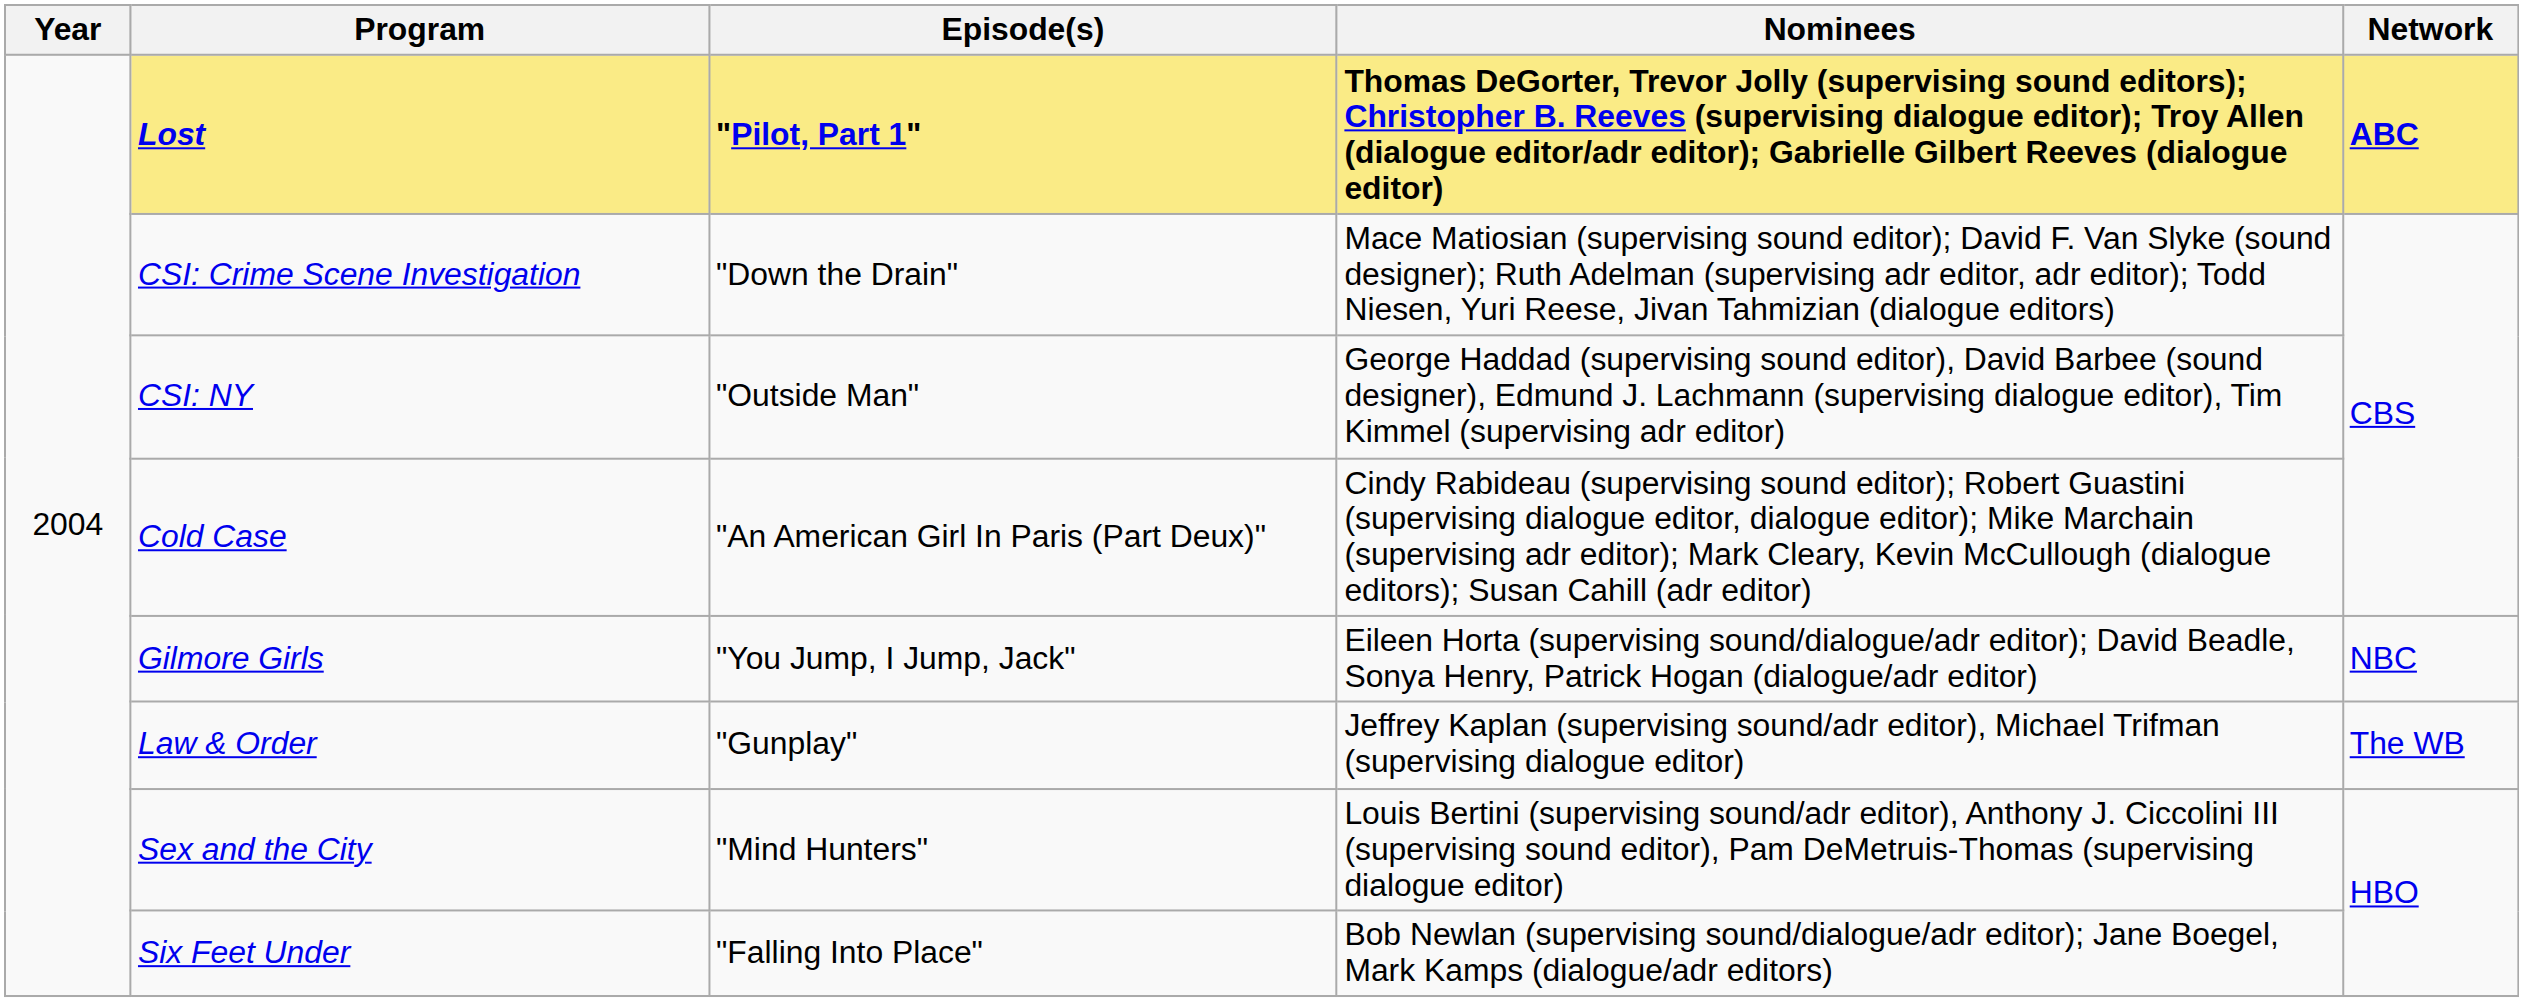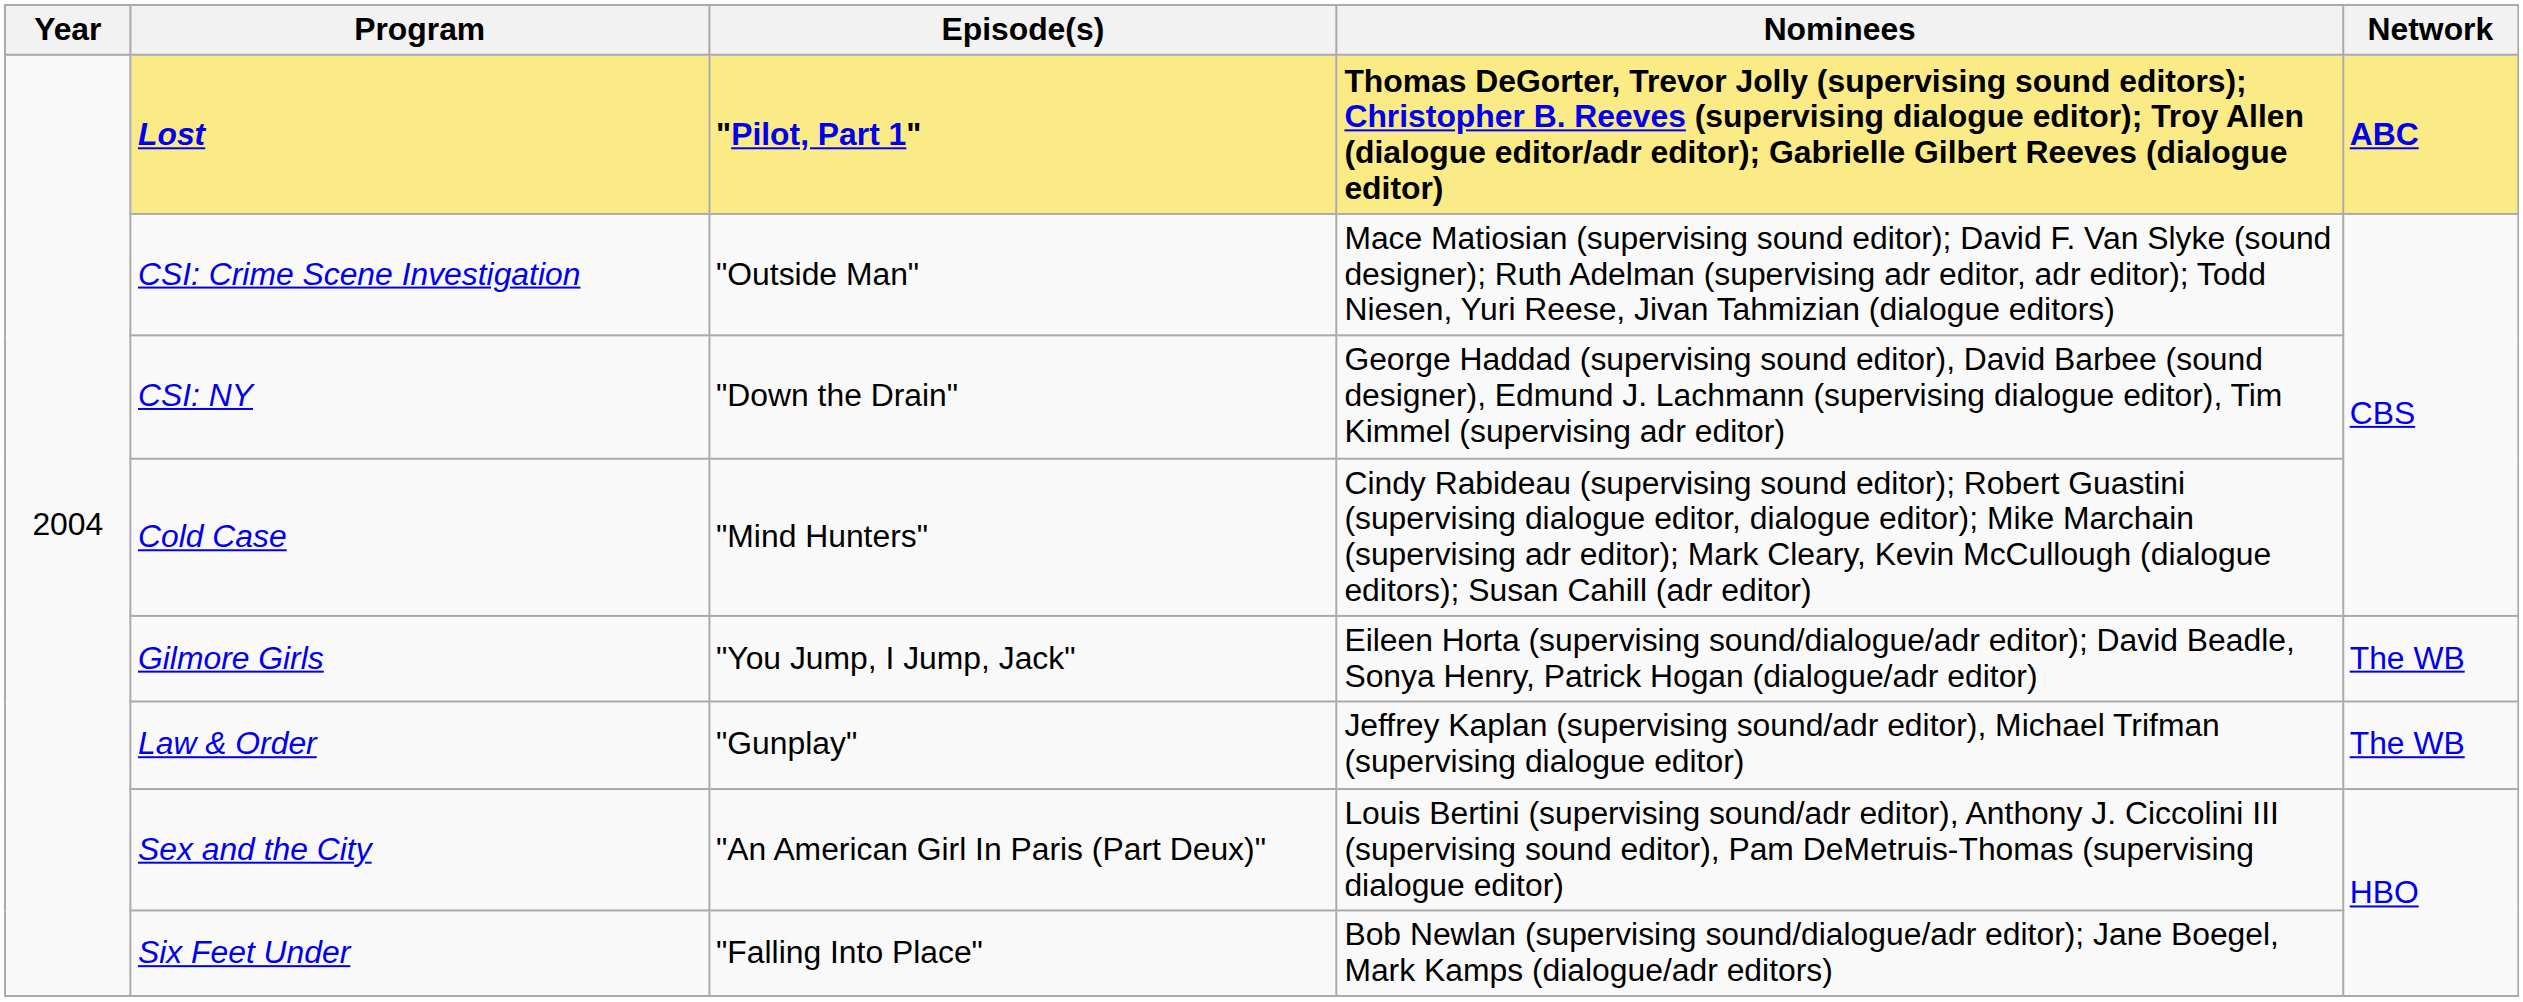(837, 274) "Down the Drain" -> (818, 274) "Outside Man"
(818, 396) "Outside Man" -> (837, 396) "Down the Drain"
(991, 536) "An American Girl In Paris (Part Deux)" -> (822, 536) "Mind Hunters"
(2383, 658) NBC -> (2407, 658) The WB
(822, 848) "Mind Hunters" -> (991, 848) "An American Girl In Paris (Part Deux)"
